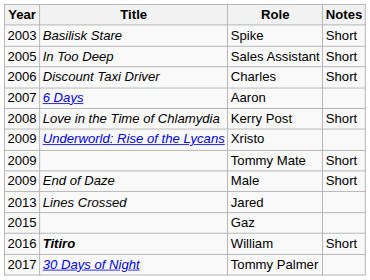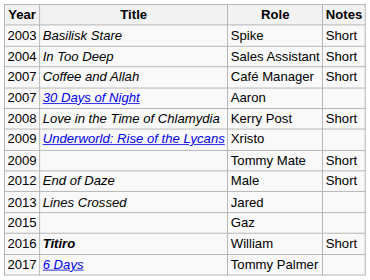(22, 56) 2005 -> (22, 56) 2004
- row: (253, 77)
+ row: (272, 77)
(63, 98) 6 Days -> (91, 98) 30 Days of Night
(22, 181) 2009 -> (22, 181) 2012
(91, 264) 30 Days of Night -> (63, 264) 6 Days
